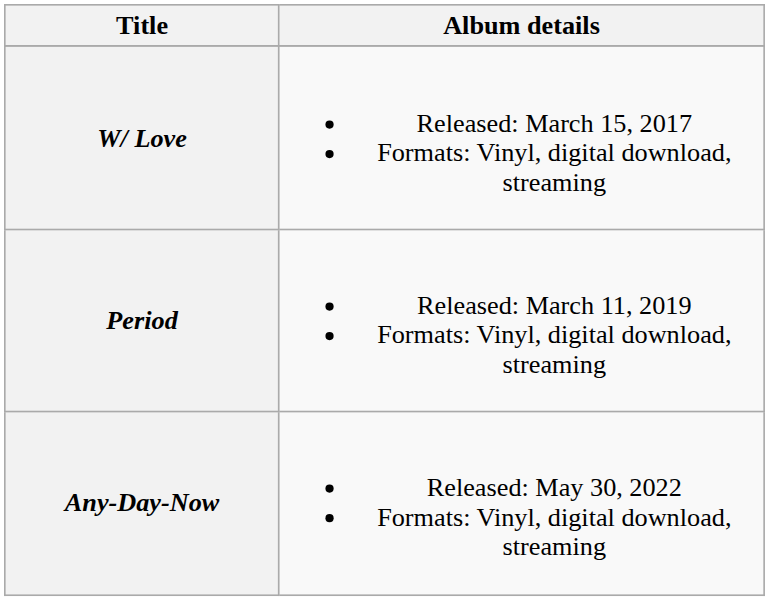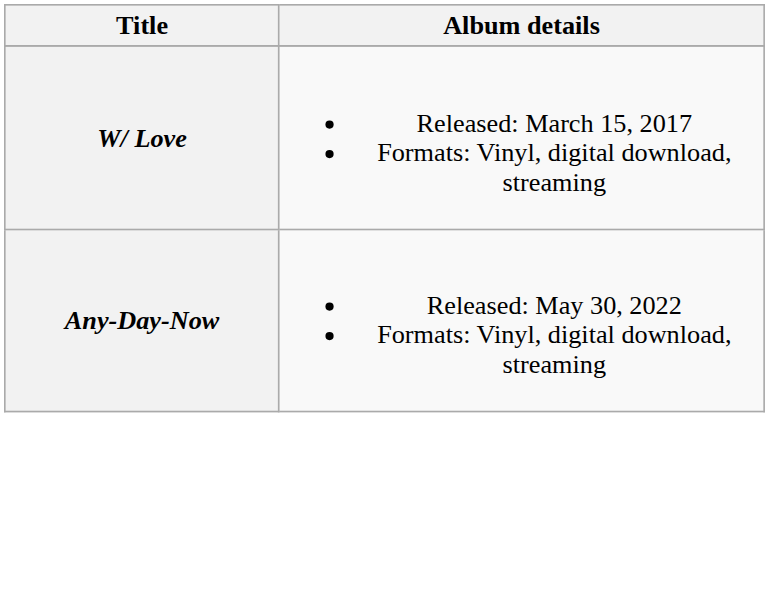- row: (142, 320)
